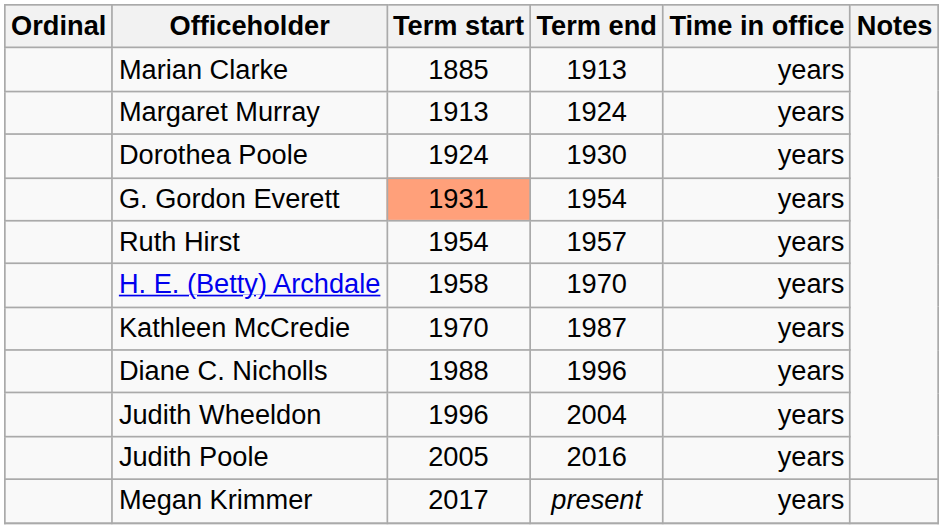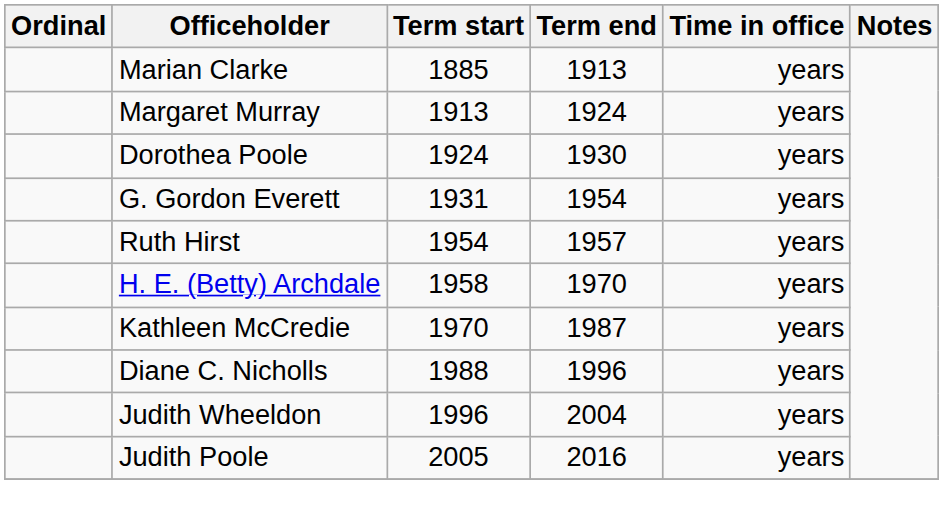(458, 198) lightsalmon background -> (458, 198) no background
- row: (216, 500)
